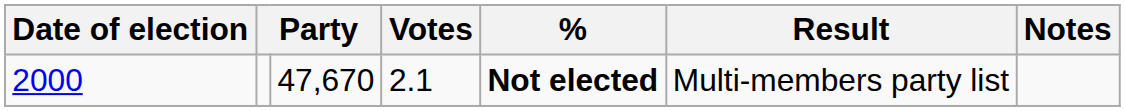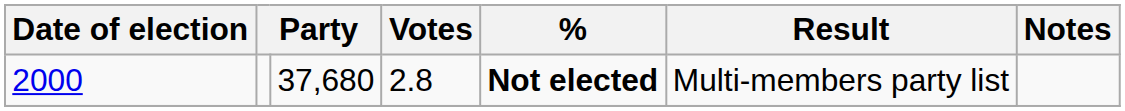(326, 79) 47,670 -> (326, 79) 37,680
(411, 79) 2.1 -> (411, 79) 2.8
